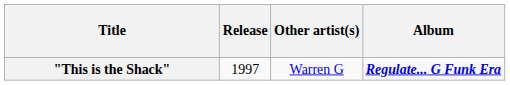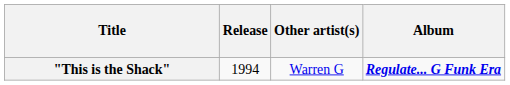(245, 68) 1997 -> (245, 68) 1994
